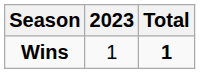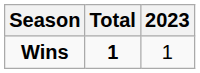columns swapped: (112, 20) <-> (166, 20)
